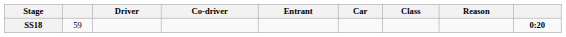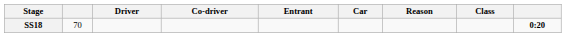columns swapped: (411, 11) <-> (476, 11)
(78, 25) 59 -> (78, 25) 70
